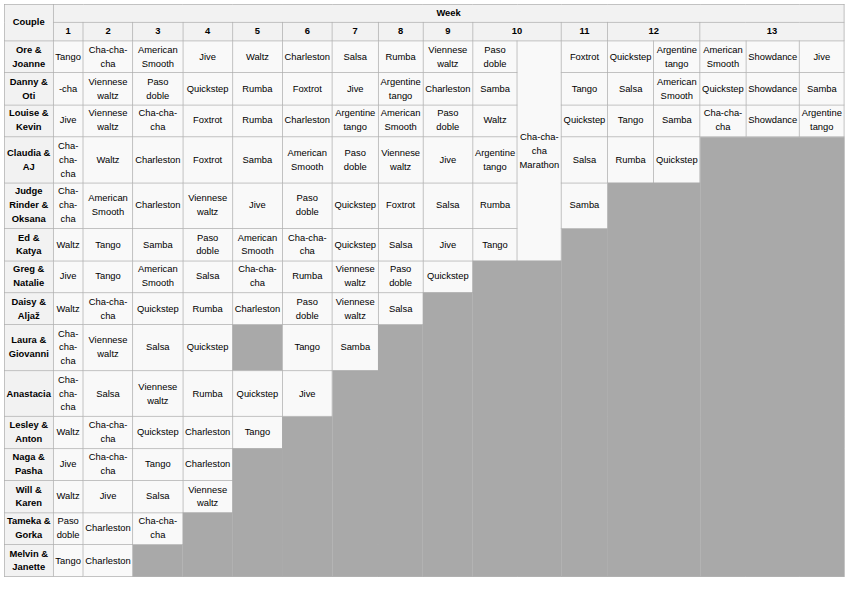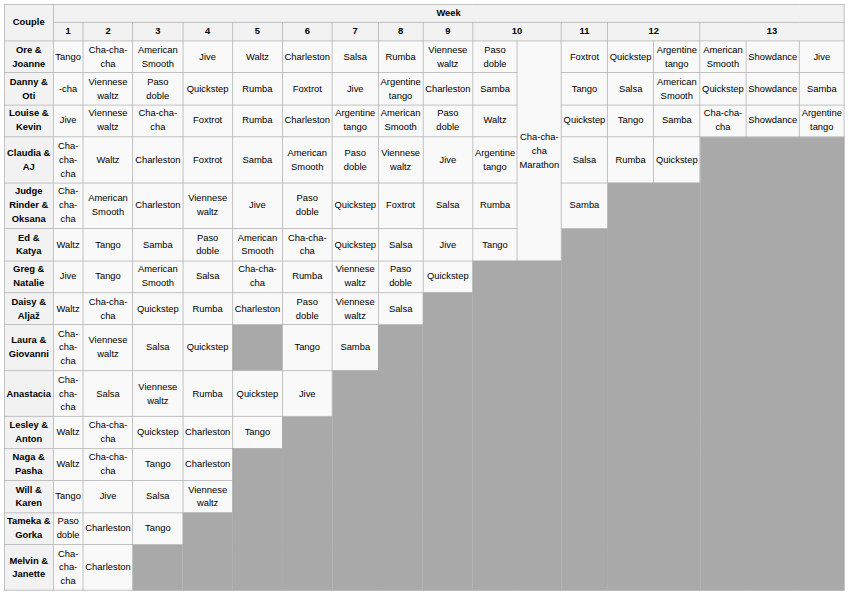(68, 464) Jive -> (68, 464) Waltz
(68, 496) Waltz -> (68, 496) Tango
(158, 528) Cha-cha-cha -> (158, 528) Tango
(68, 560) Tango -> (68, 567) Cha-cha-cha
